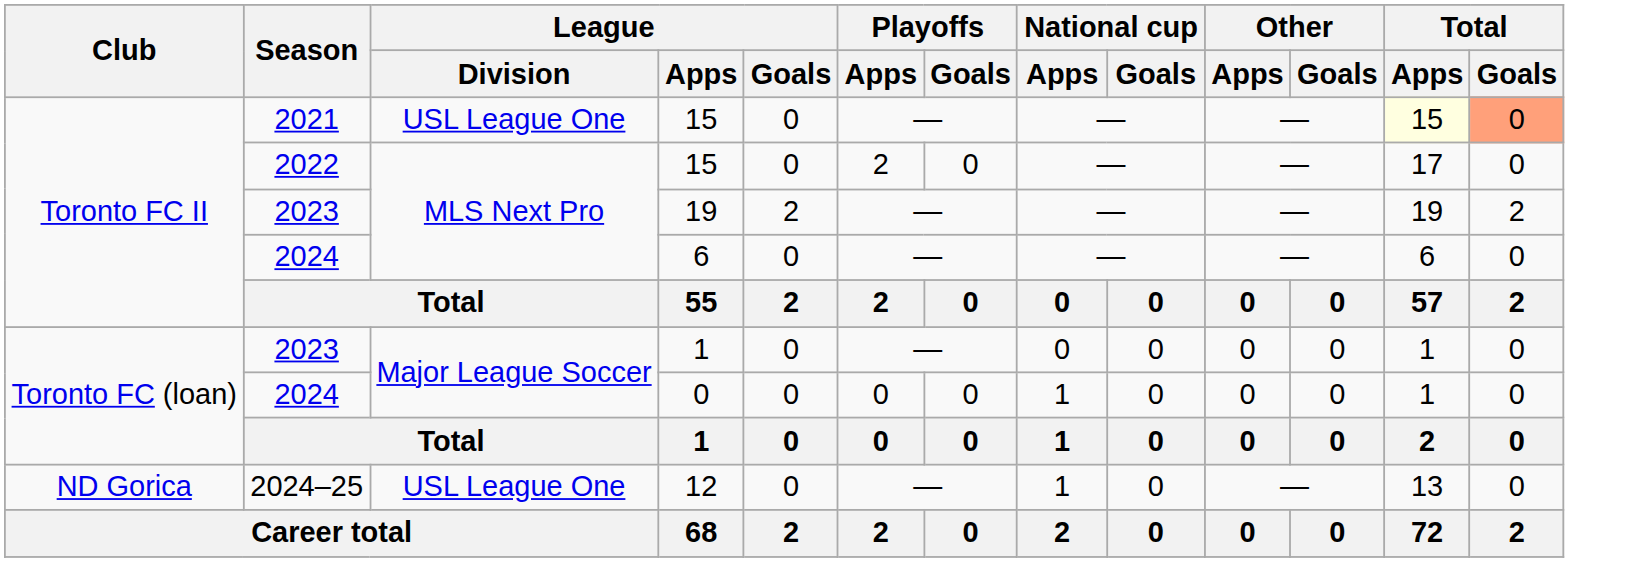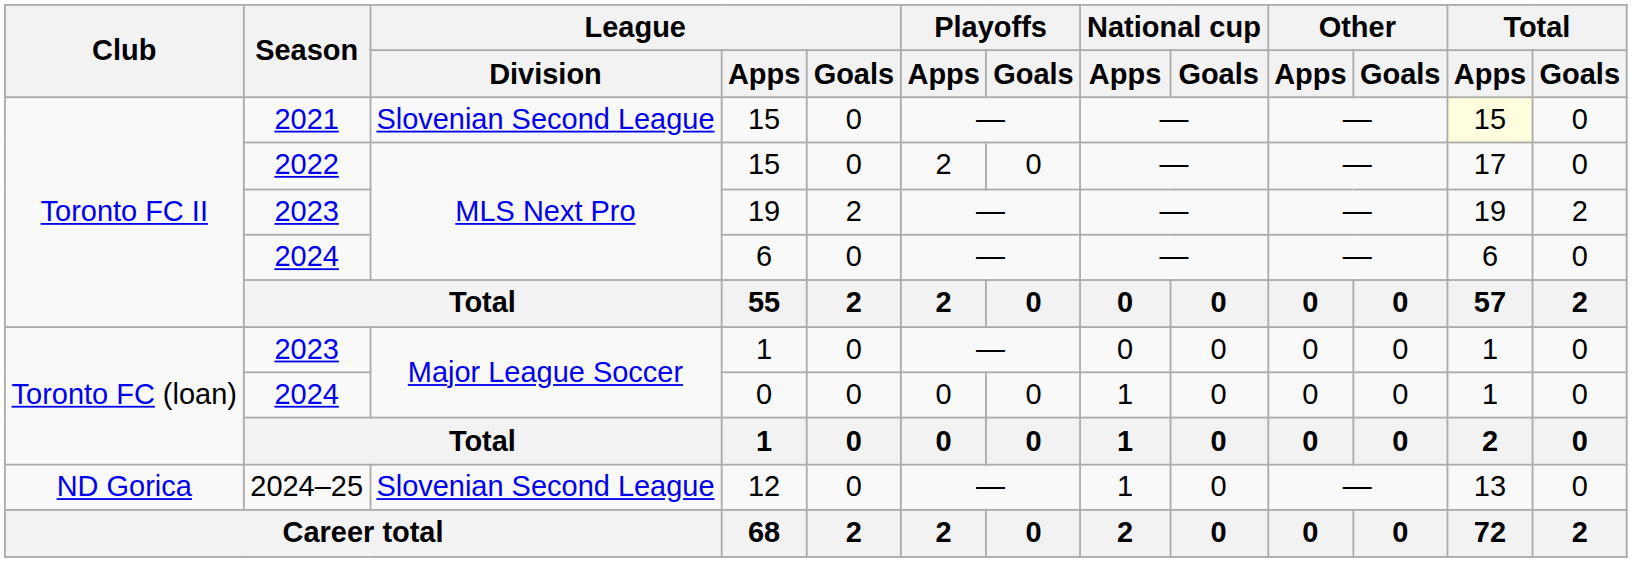(514, 119) USL League One -> (545, 119) Slovenian Second League
(1517, 119) lightsalmon background -> (1580, 119) no background
(514, 486) USL League One -> (545, 486) Slovenian Second League
